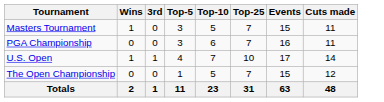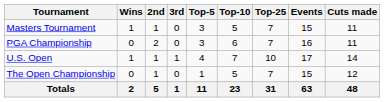+ column: (156, 12)
